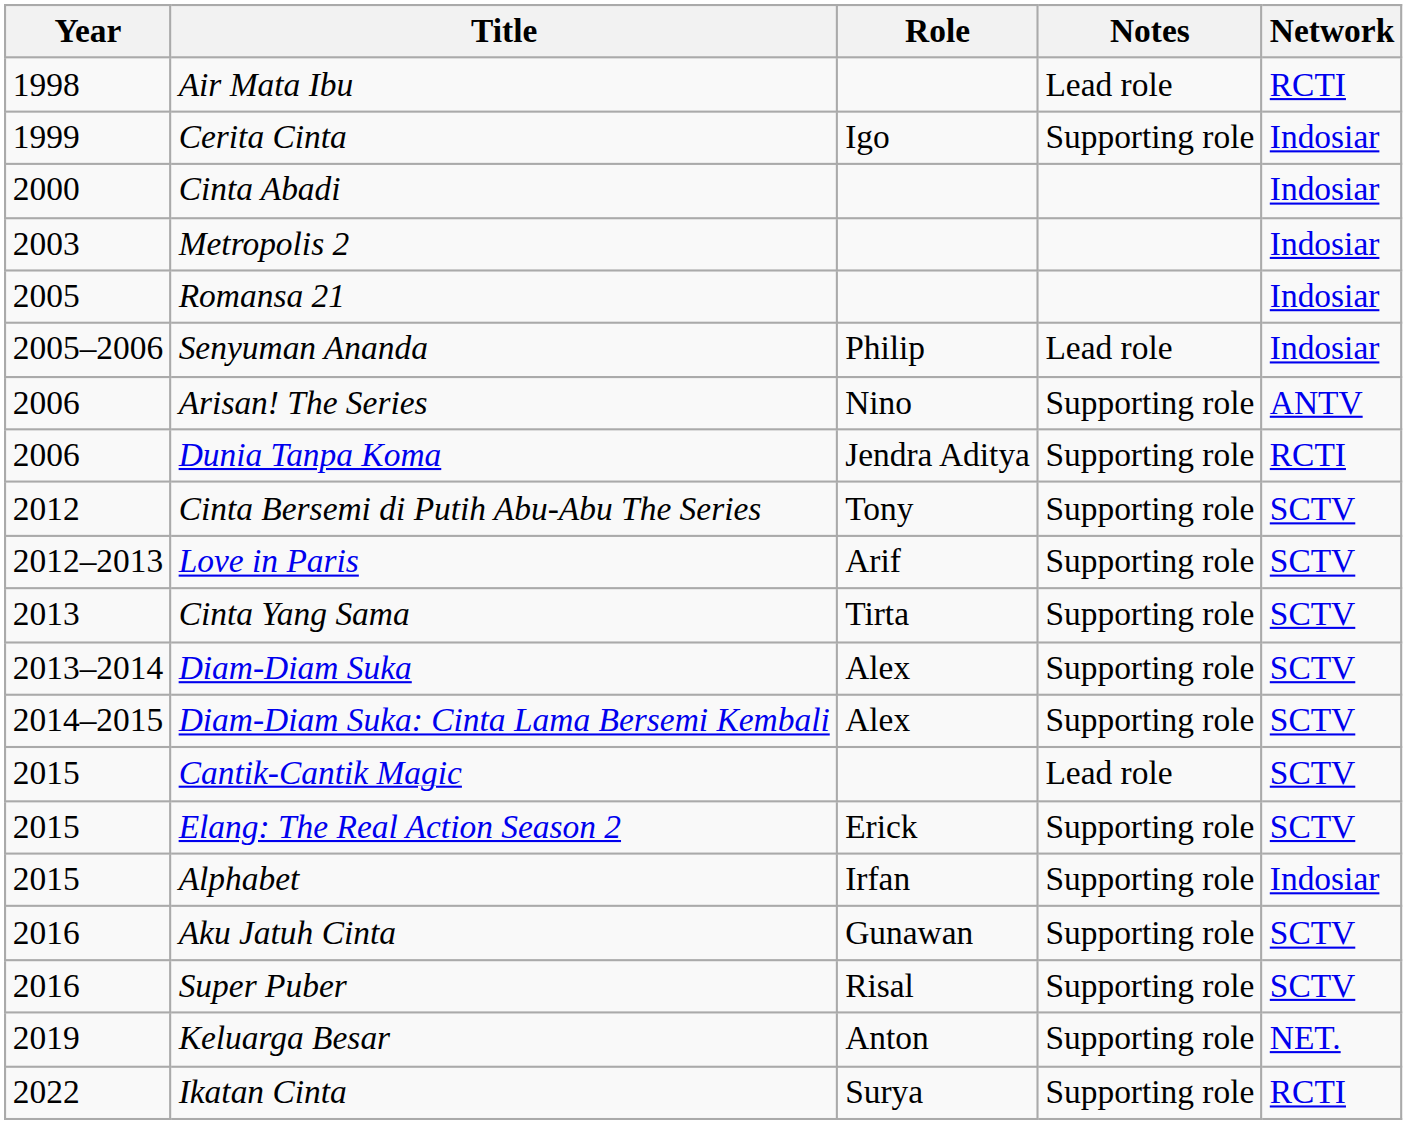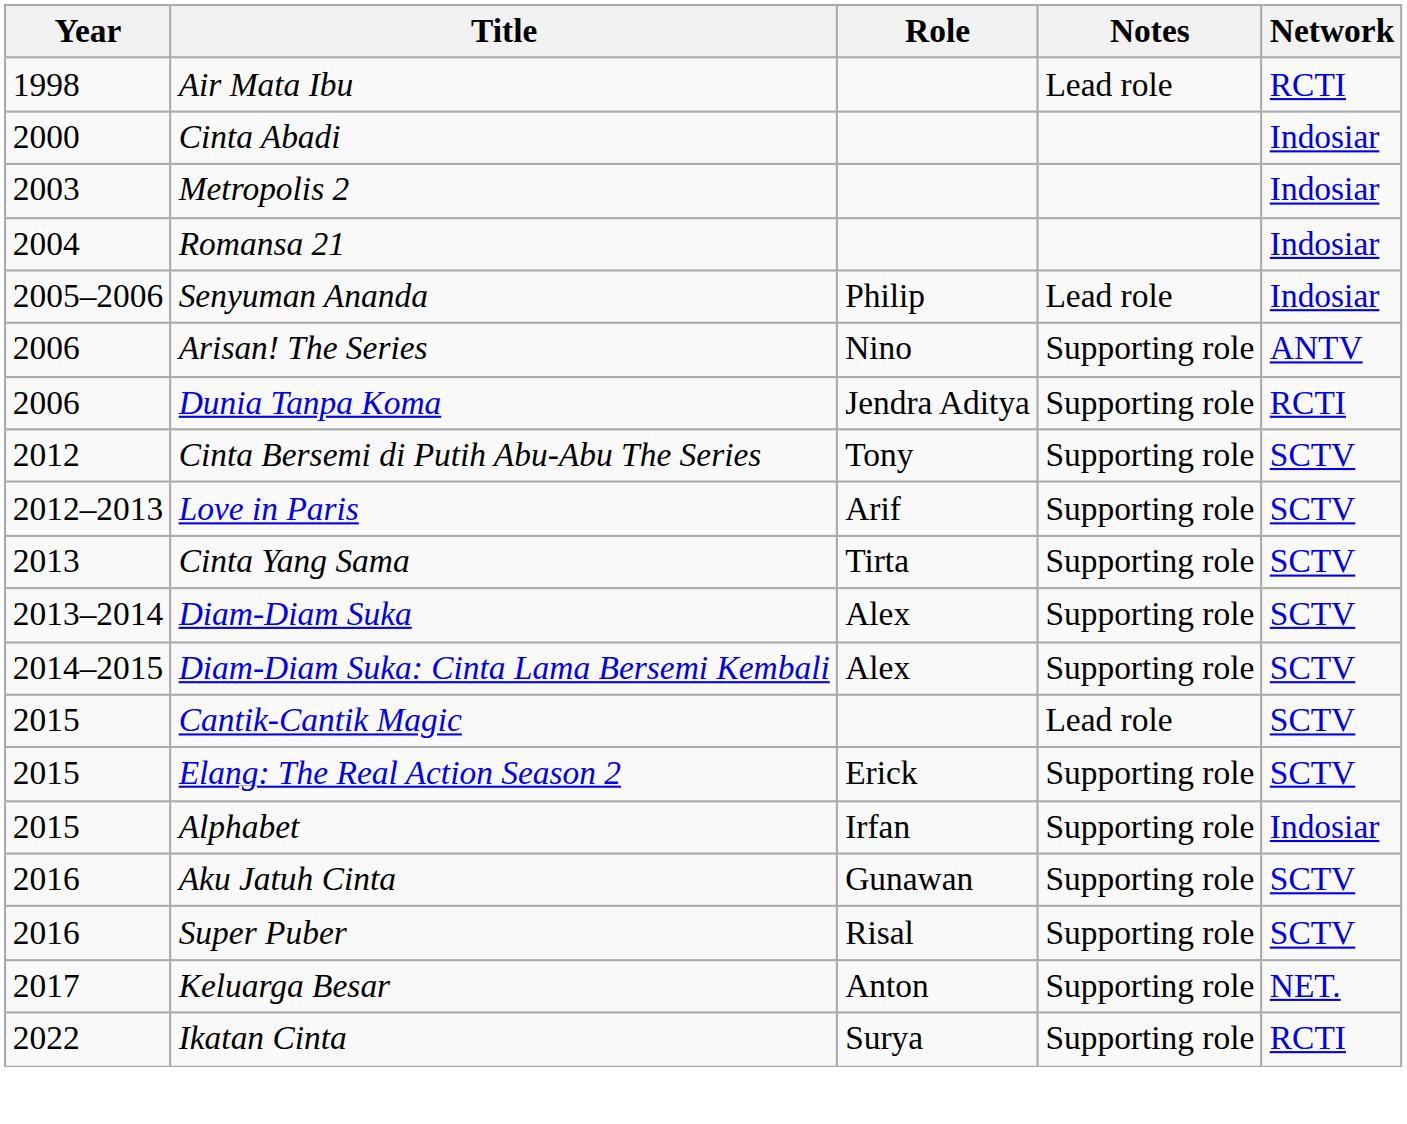- row: (263, 137)
(46, 296) 2005 -> (46, 243) 2004
(46, 1038) 2019 -> (46, 985) 2017
